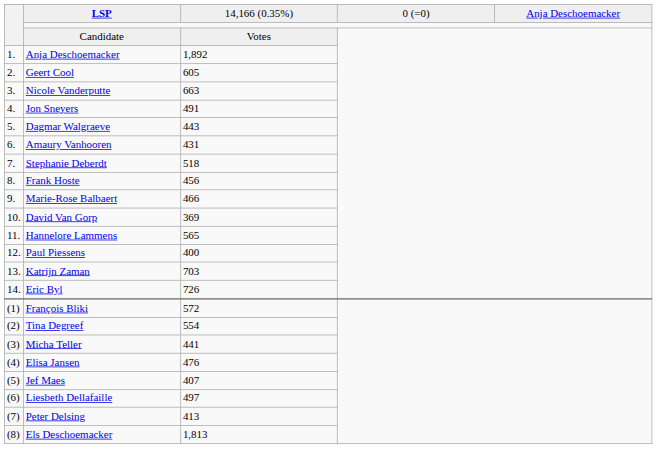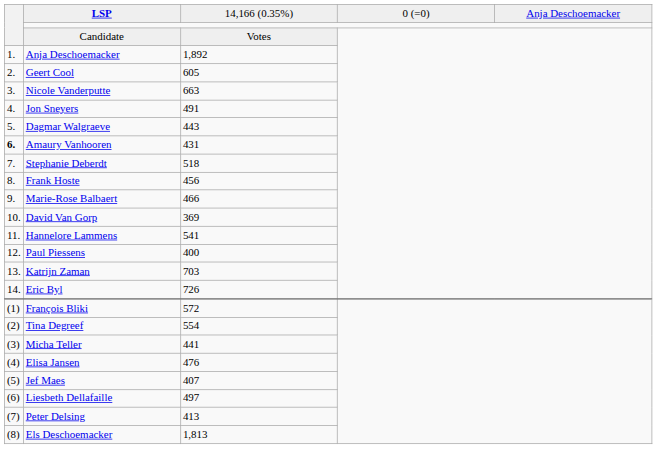(11, 145) normal -> (11, 145) bold
(191, 235) 565 -> (191, 235) 541
